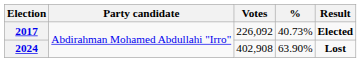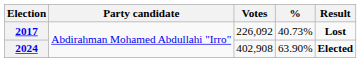(335, 31) Elected -> (335, 31) Lost
(335, 48) Lost -> (335, 48) Elected
